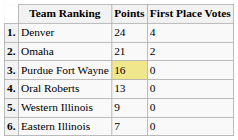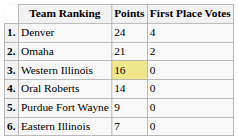(65, 70) Purdue Fort Wayne -> (57, 70) Western Illinois
(120, 89) 13 -> (120, 89) 14
(57, 108) Western Illinois -> (65, 108) Purdue Fort Wayne
